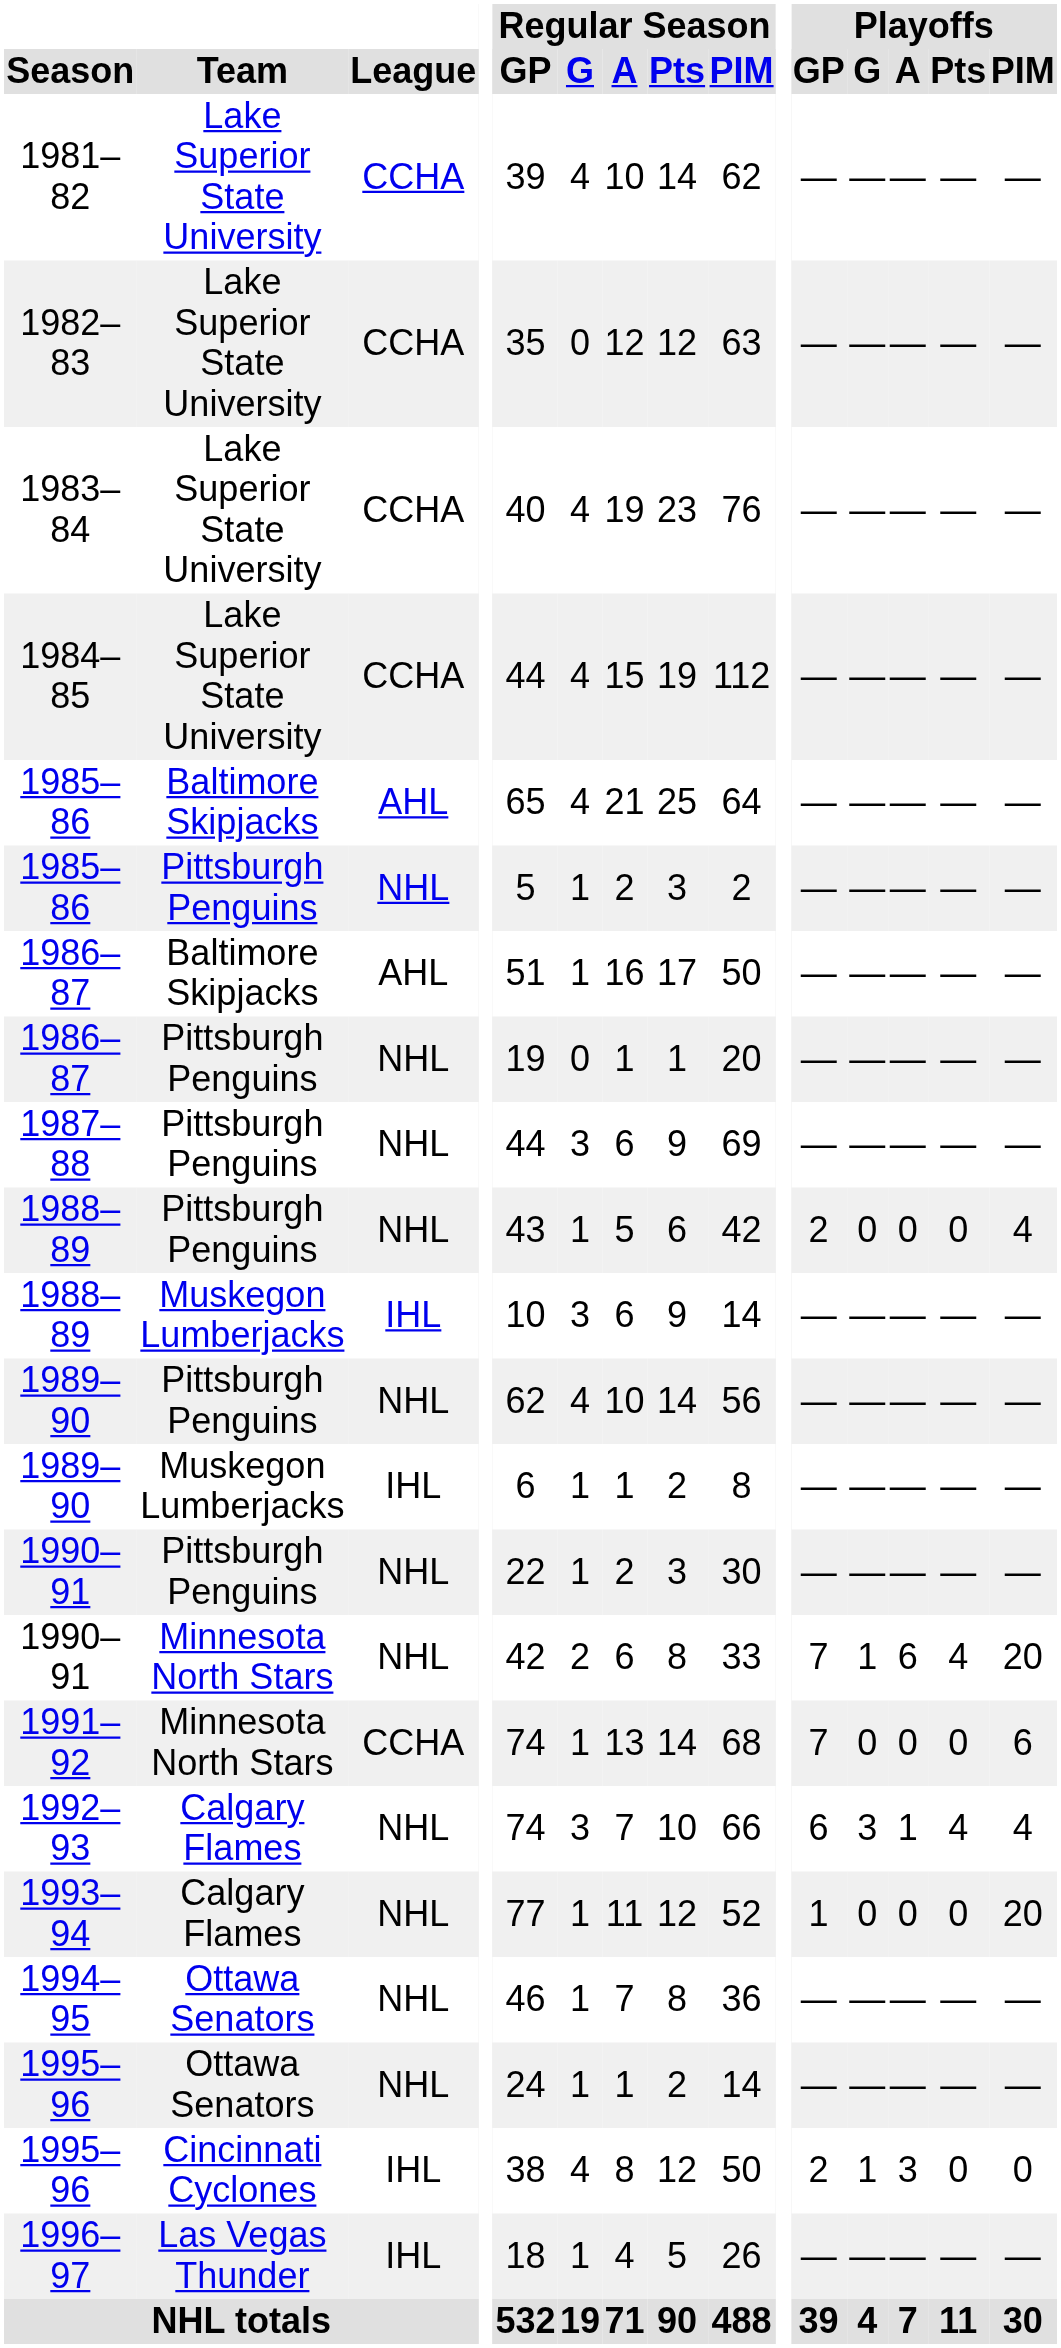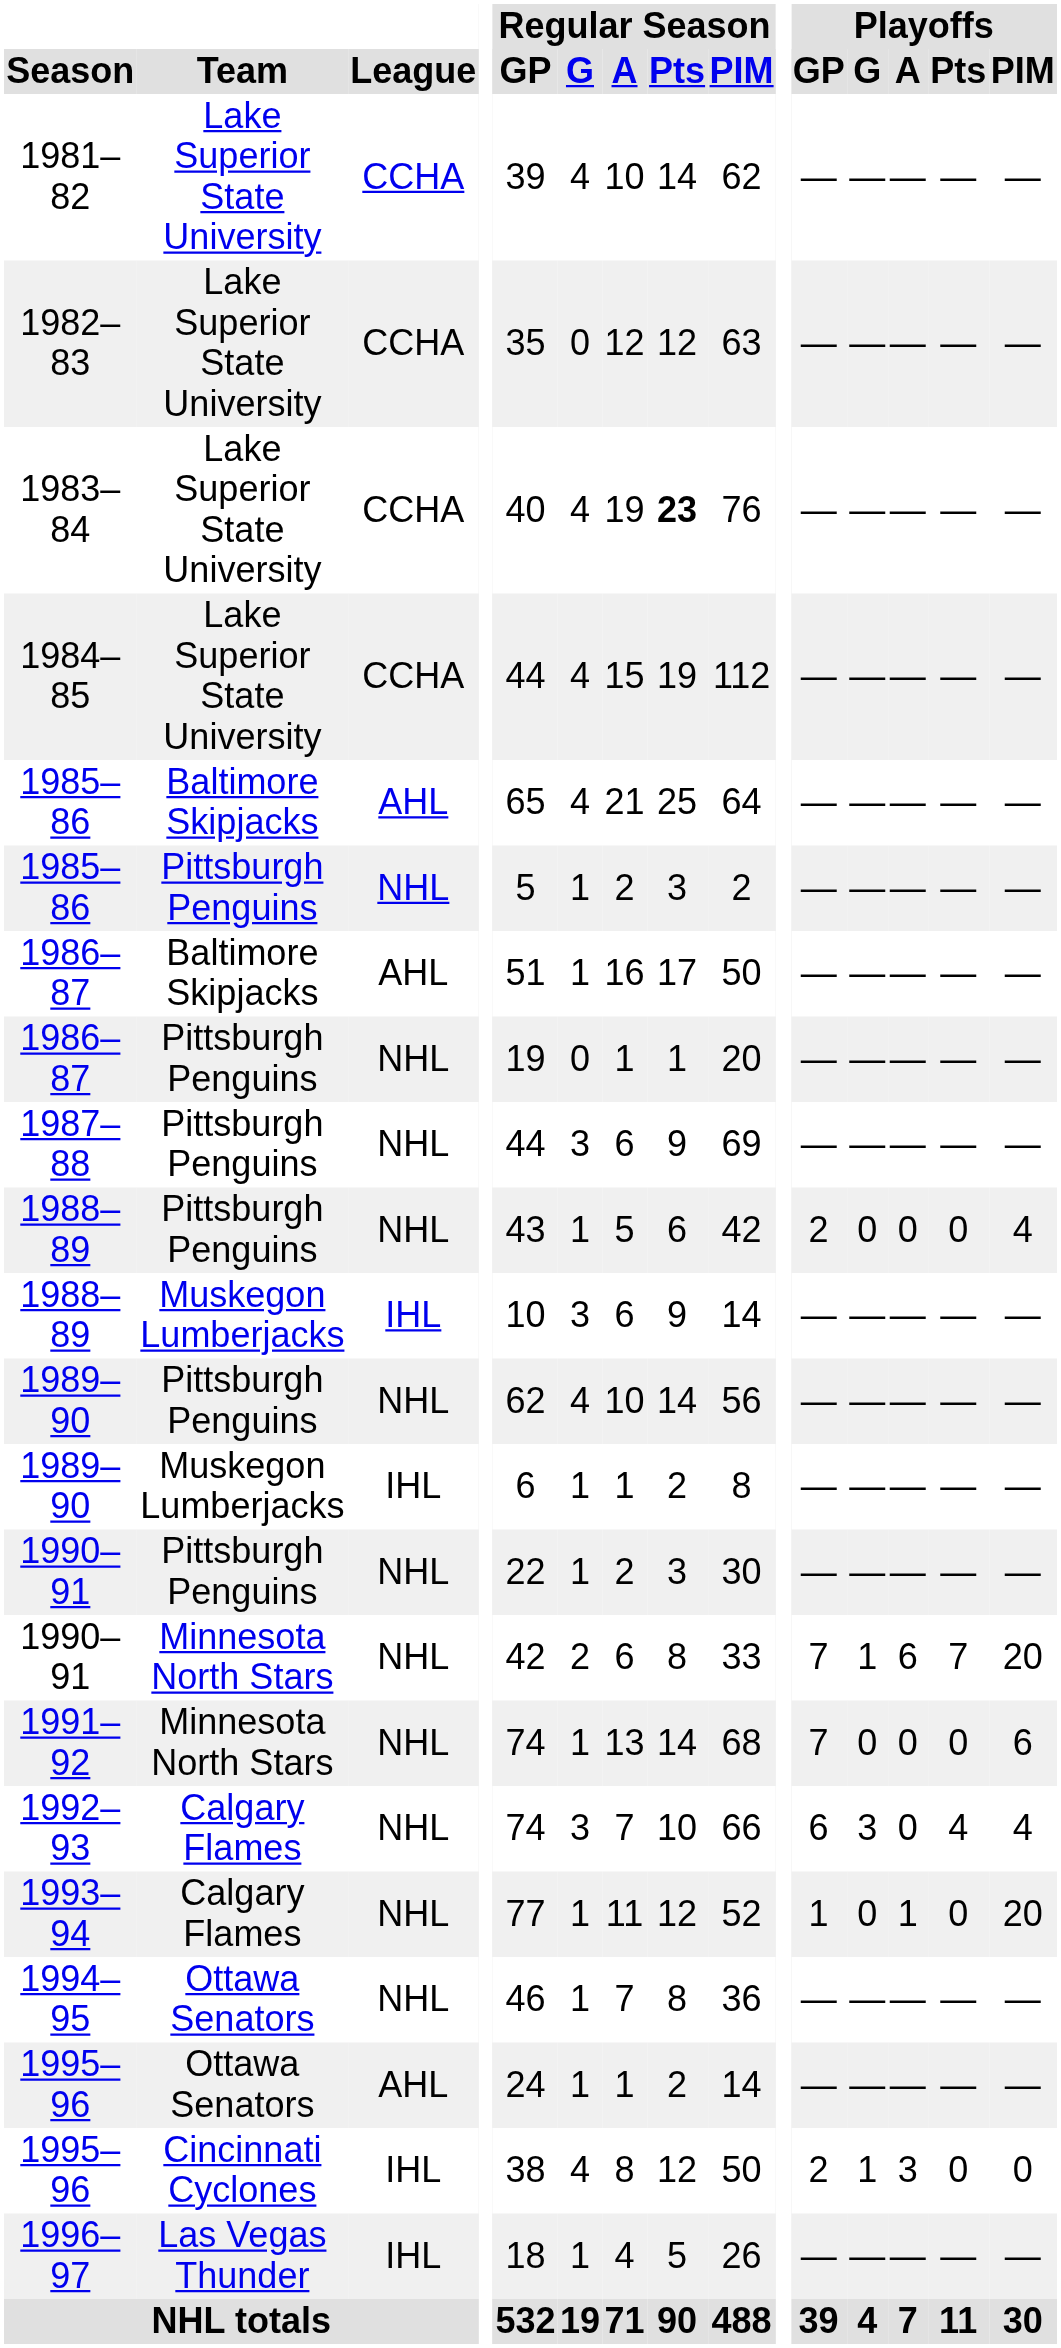(677, 509) normal -> (677, 509) bold
(958, 1657) 4 -> (958, 1657) 7
(413, 1742) CCHA -> (413, 1742) NHL
(908, 1828) 1 -> (908, 1828) 0
(908, 1913) 0 -> (908, 1913) 1
(413, 2084) NHL -> (413, 2084) AHL
